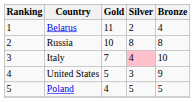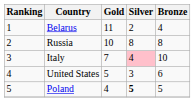(160, 74) 9 -> (160, 74) 6
(131, 89) normal -> (131, 89) bold
